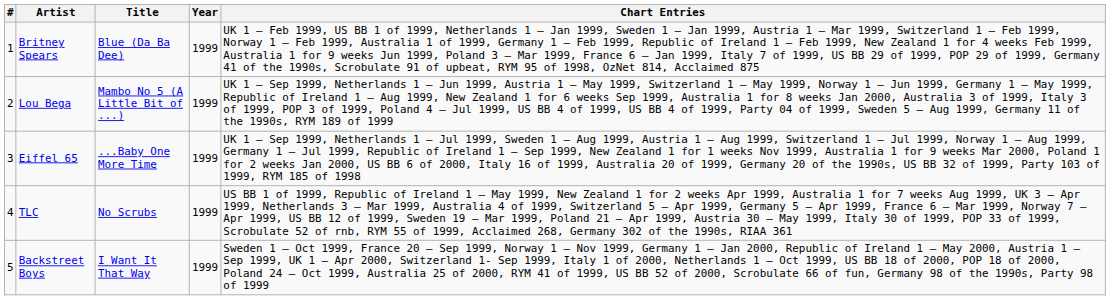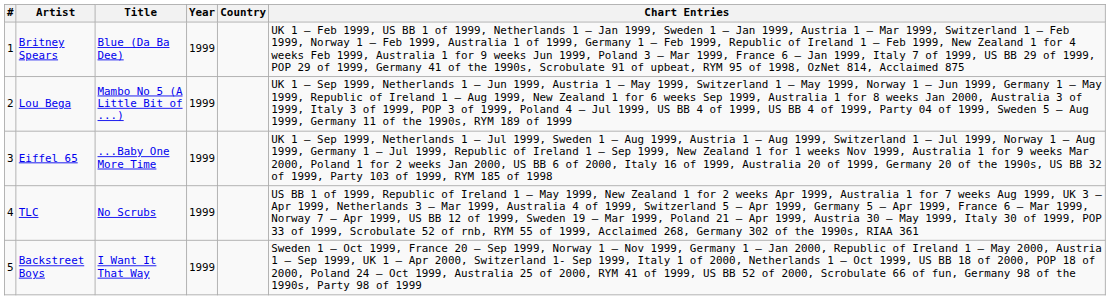+ column: (243, 14)
